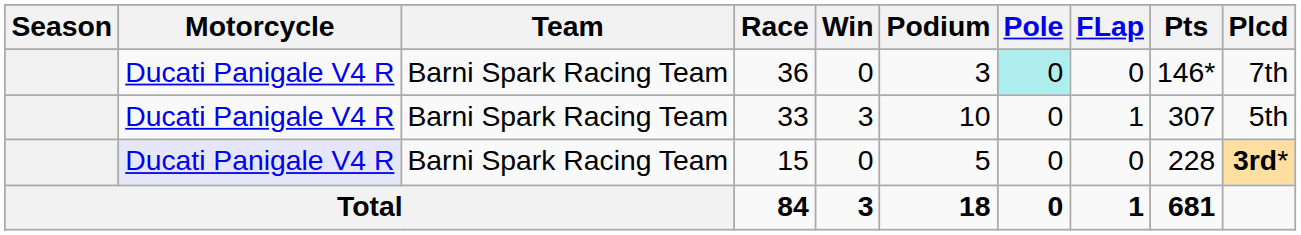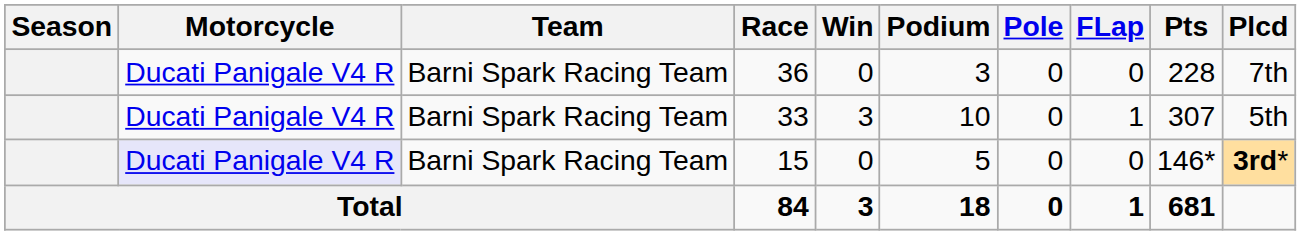(1055, 71) paleturquoise background -> (1055, 71) no background
(1186, 71) 146* -> (1192, 71) 228
(1192, 161) 228 -> (1186, 161) 146*
